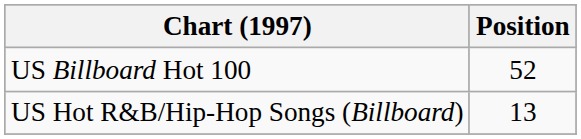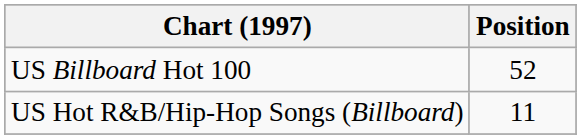(523, 112) 13 -> (523, 112) 11
